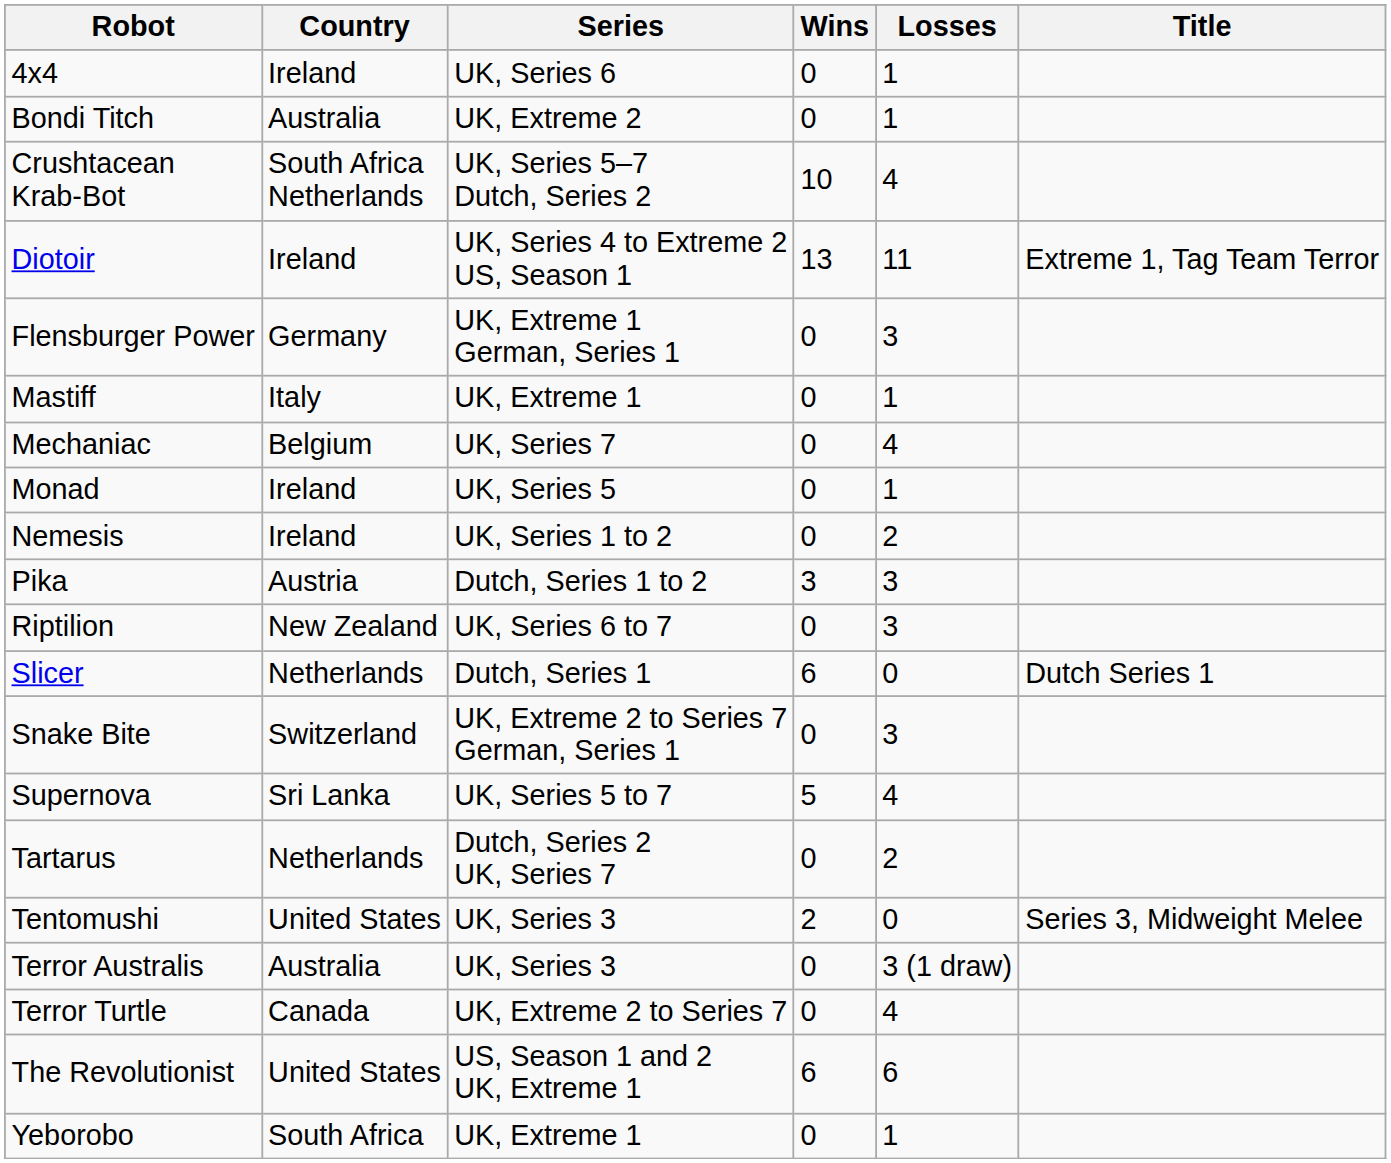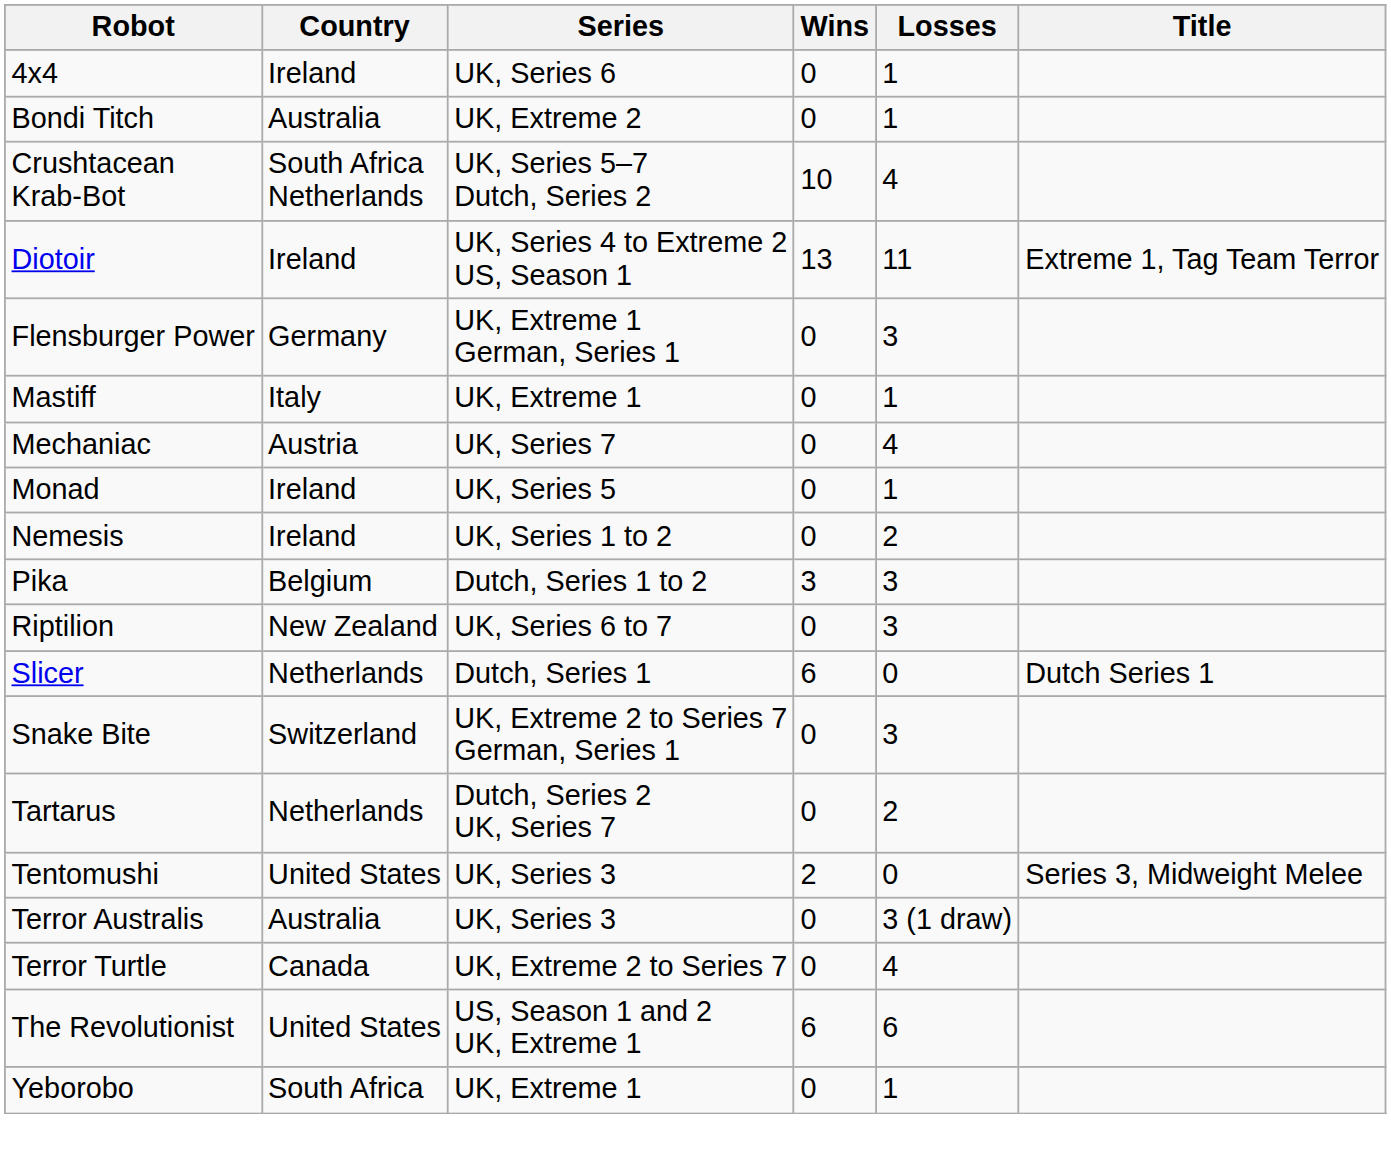(320, 444) Belgium -> (313, 444) Austria
(313, 581) Austria -> (320, 581) Belgium
- row: (81, 796)
